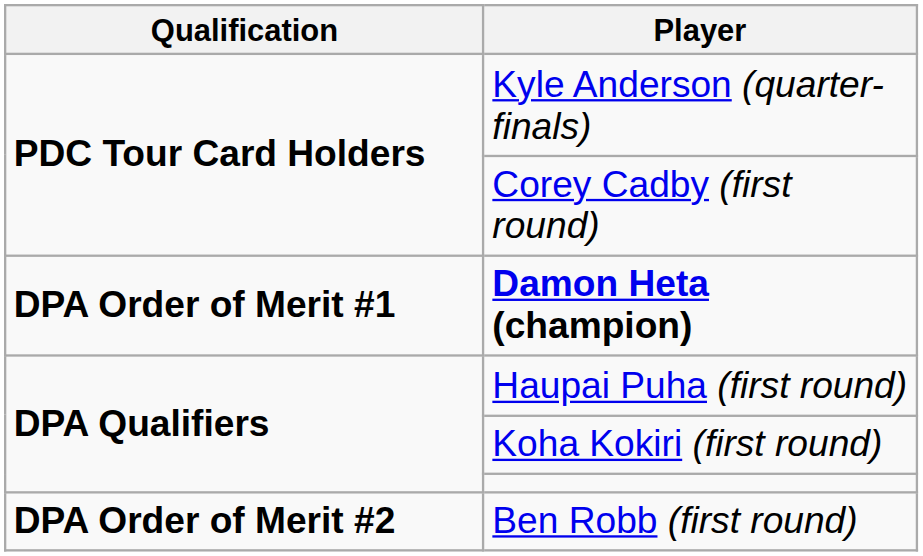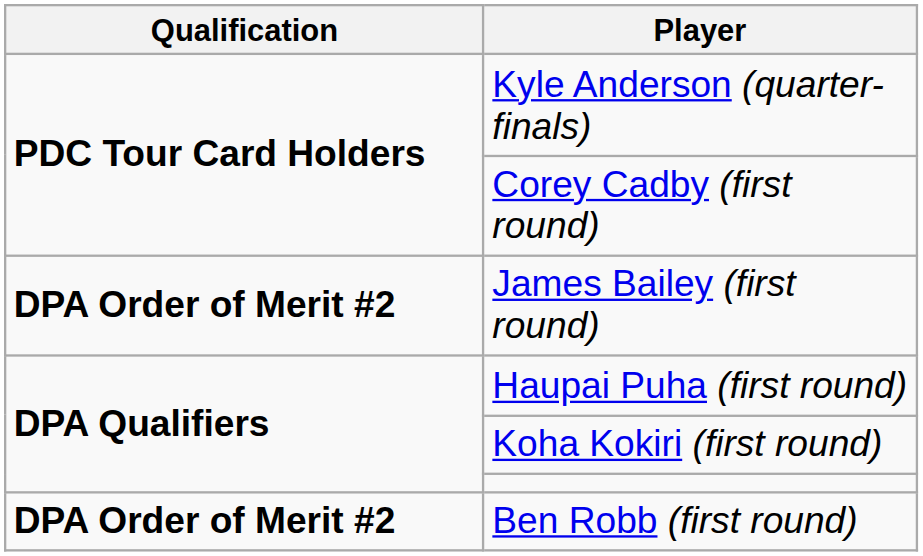- row: (601, 305)
+ row: (644, 305)
